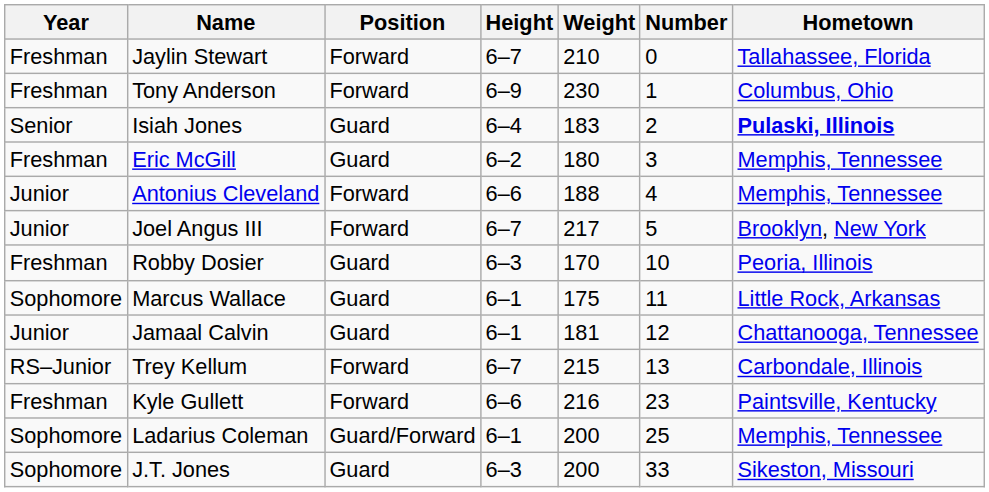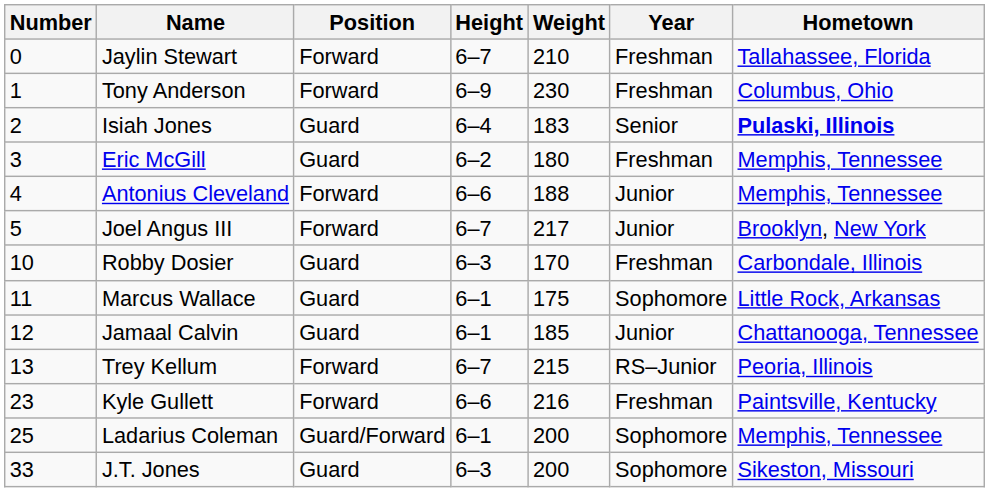columns swapped: (686, 22) <-> (66, 22)
(805, 263) Peoria, Illinois -> (830, 263) Carbondale, Illinois
(581, 332) 181 -> (551, 332) 185
(830, 366) Carbondale, Illinois -> (805, 366) Peoria, Illinois
